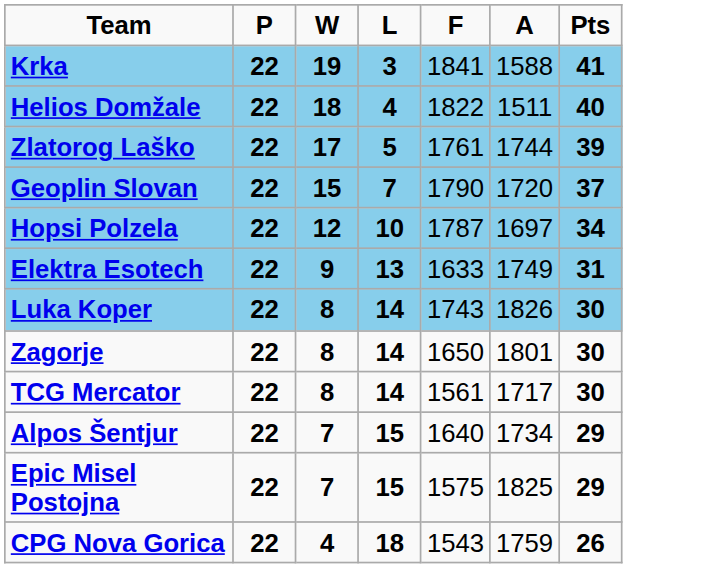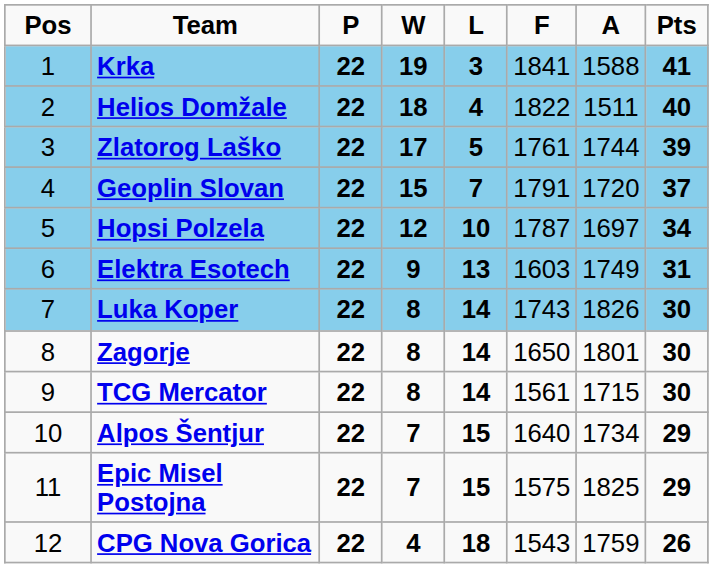+ column: (48, 25)
(456, 188) 1790 -> (542, 188) 1791
(456, 269) 1633 -> (542, 269) 1603
(525, 391) 1717 -> (611, 391) 1715
